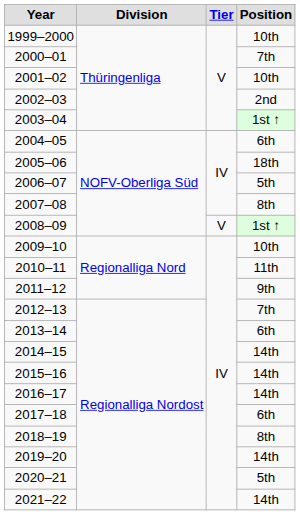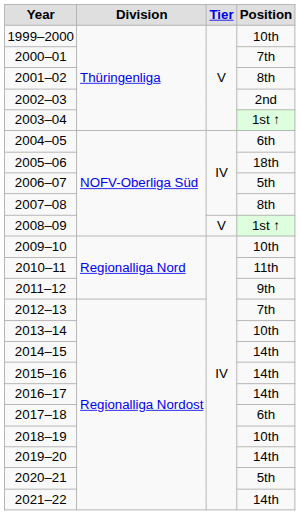(266, 78) 10th -> (266, 78) 8th
(266, 330) 6th -> (266, 330) 10th
(266, 436) 8th -> (266, 436) 10th
